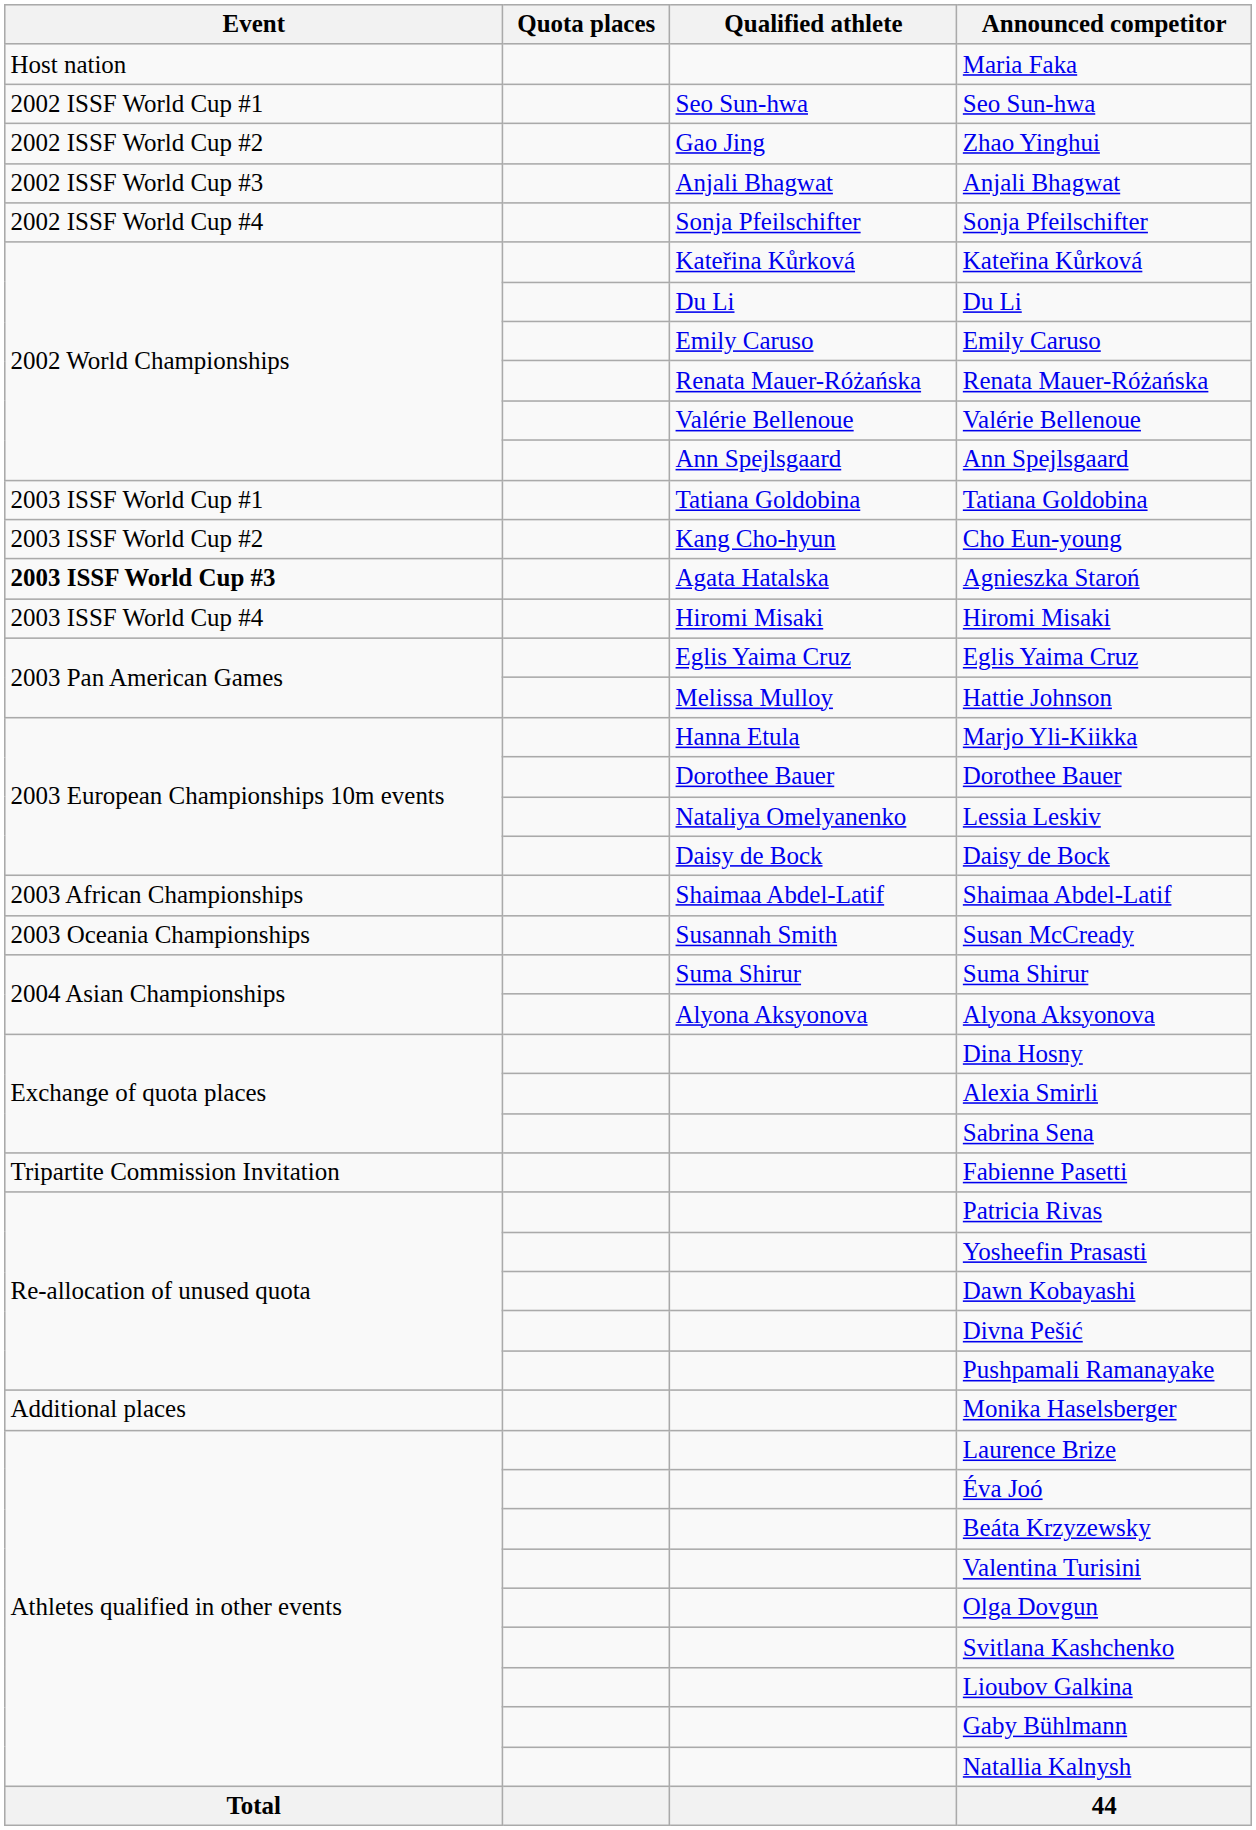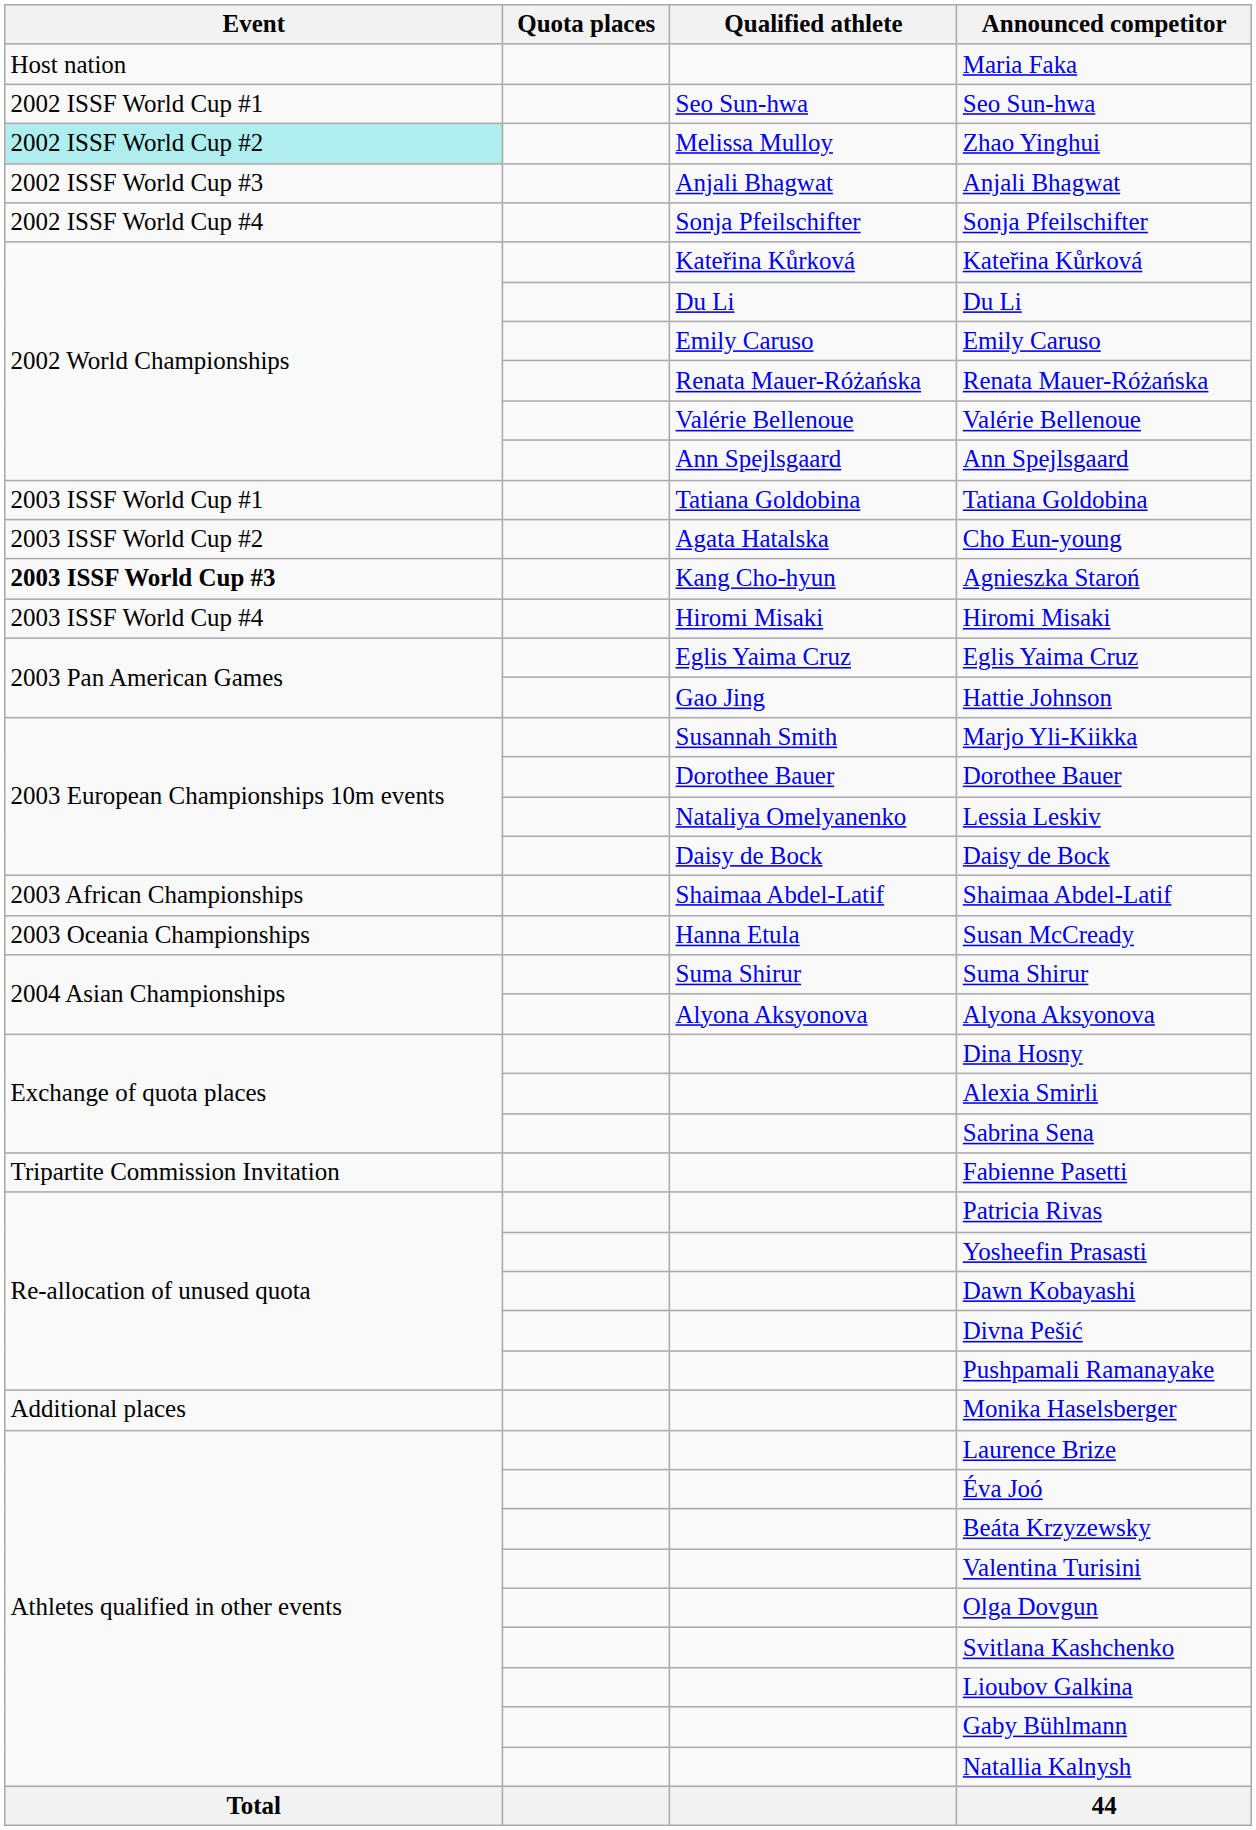(137, 143) no background -> (137, 143) paleturquoise background
(720, 143) Gao Jing -> (754, 143) Melissa Mulloy
(756, 538) Kang Cho-hyun -> (752, 538) Agata Hatalska
(752, 578) Agata Hatalska -> (756, 578) Kang Cho-hyun
(754, 697) Melissa Mulloy -> (720, 697) Gao Jing
(738, 736) Hanna Etula -> (756, 736) Susannah Smith
(756, 934) Susannah Smith -> (738, 934) Hanna Etula
